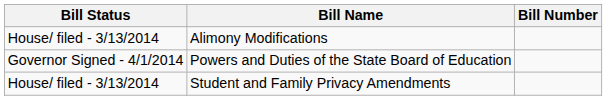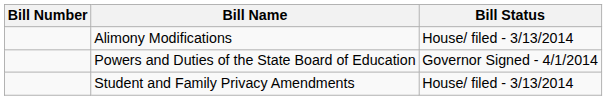columns swapped: (558, 15) <-> (96, 15)
